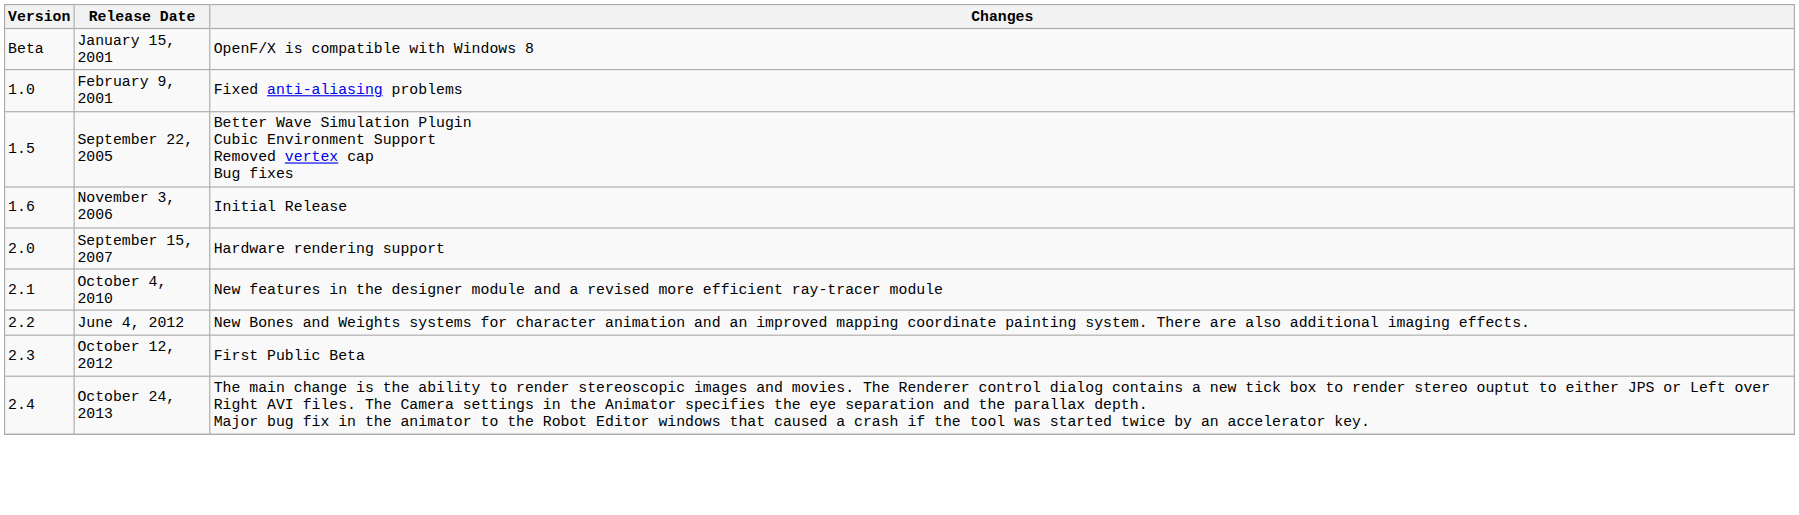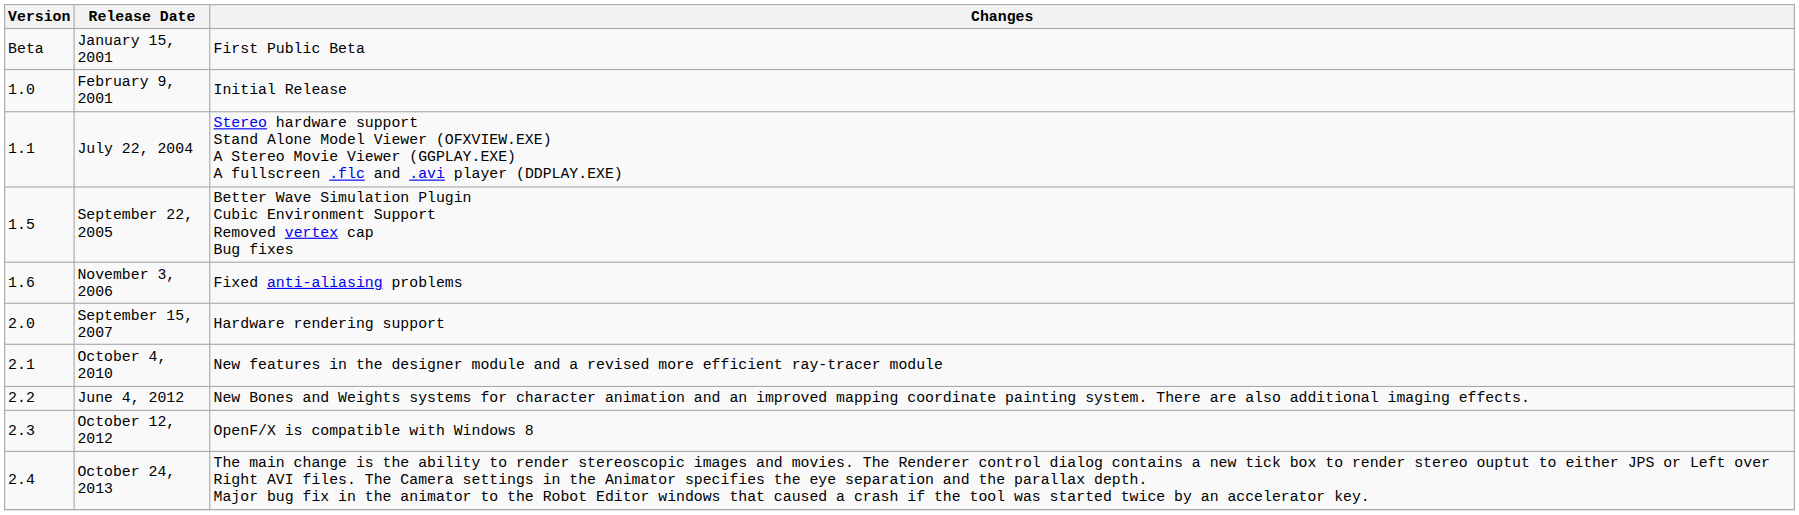(374, 49) OpenF/X is compatible with Windows 8 -> (289, 49) First Public Beta
(338, 91) Fixed anti-aliasing problems -> (280, 91) Initial Release
+ row: (135, 149)
(280, 207) Initial Release -> (338, 283) Fixed anti-aliasing problems
(289, 355) First Public Beta -> (374, 431) OpenF/X is compatible with Windows 8
